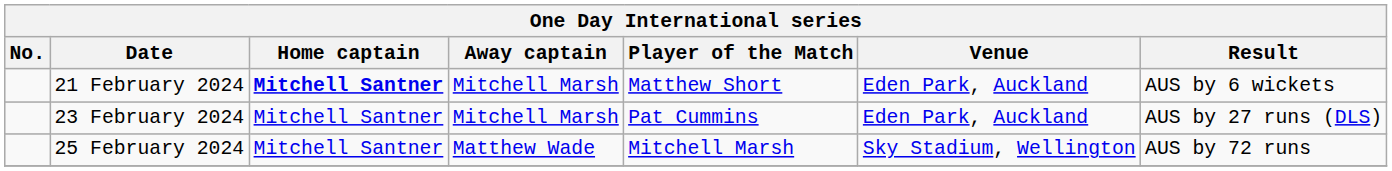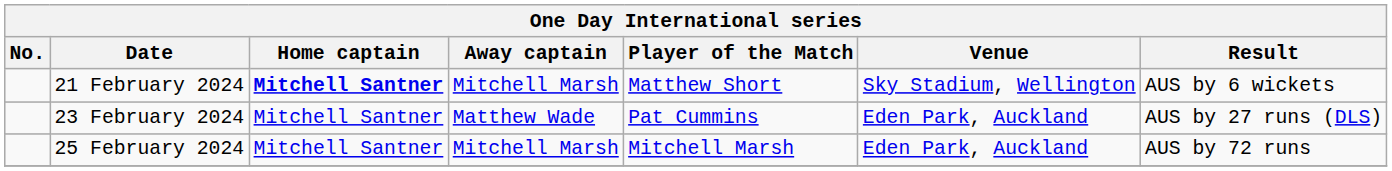(976, 85) Eden Park, Auckland -> (999, 85) Sky Stadium, Wellington
(536, 117) Mitchell Marsh -> (524, 117) Matthew Wade
(524, 150) Matthew Wade -> (536, 150) Mitchell Marsh
(999, 150) Sky Stadium, Wellington -> (976, 150) Eden Park, Auckland
